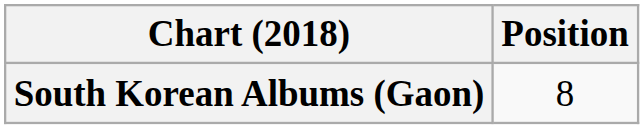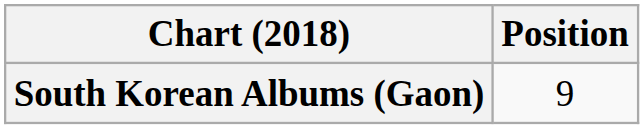(565, 92) 8 -> (565, 92) 9
